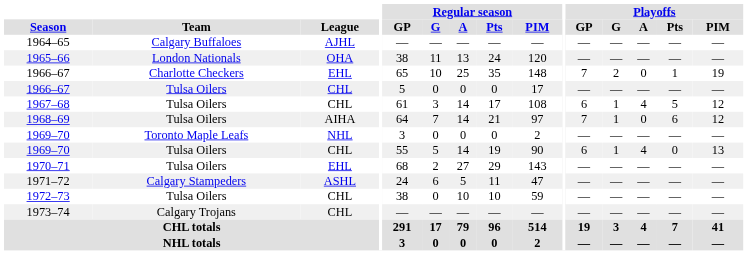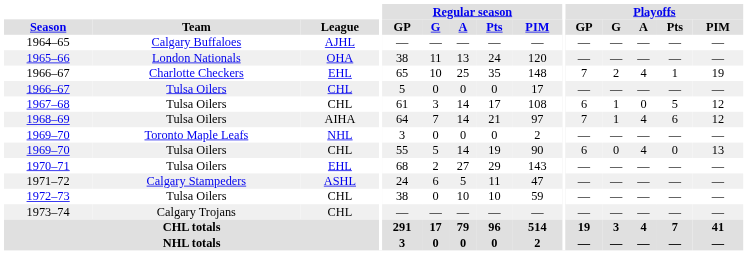(643, 73) 0 -> (643, 73) 4
(643, 104) 4 -> (643, 104) 0
(643, 119) 0 -> (643, 119) 4
(616, 150) 1 -> (616, 150) 0
